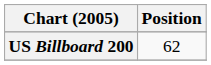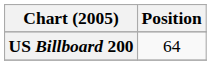(172, 45) 62 -> (172, 45) 64
